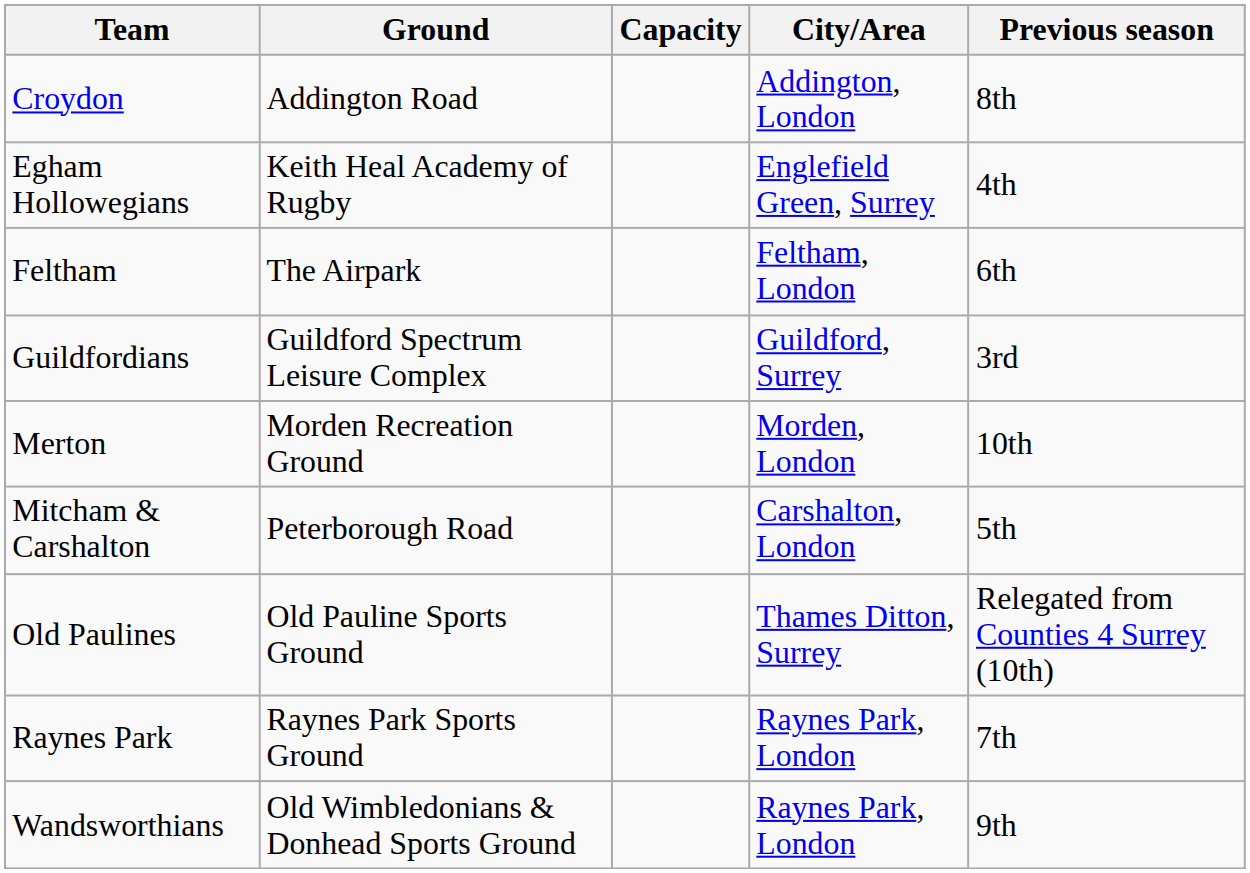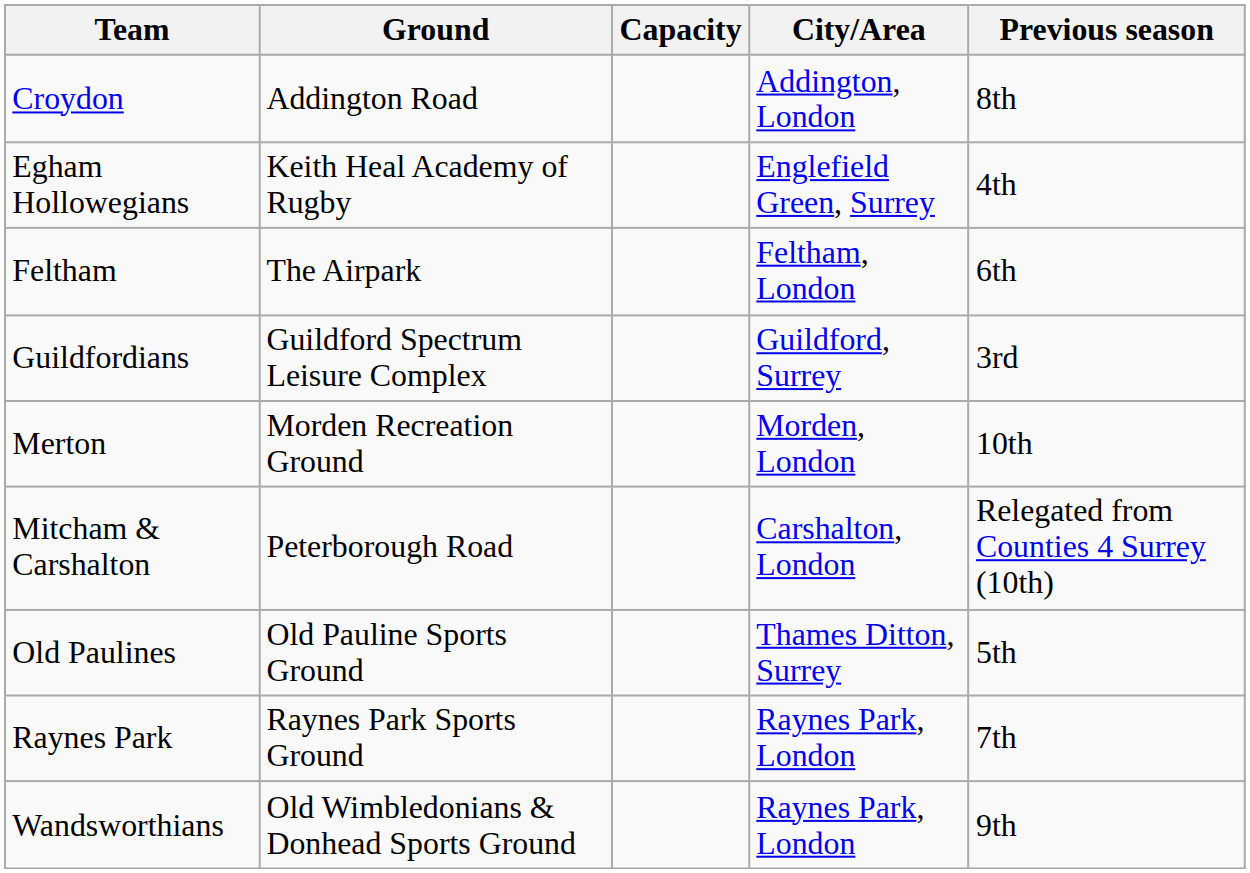(996, 529) 5th -> (1091, 547) Relegated from Counties 4 Surrey (10th)
(1091, 633) Relegated from Counties 4 Surrey (10th) -> (996, 651) 5th
